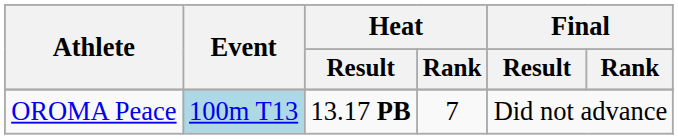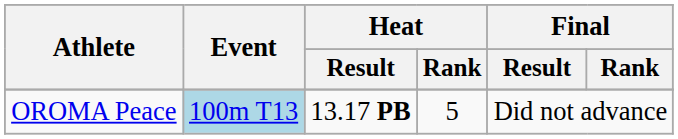(452, 111) 7 -> (452, 111) 5
